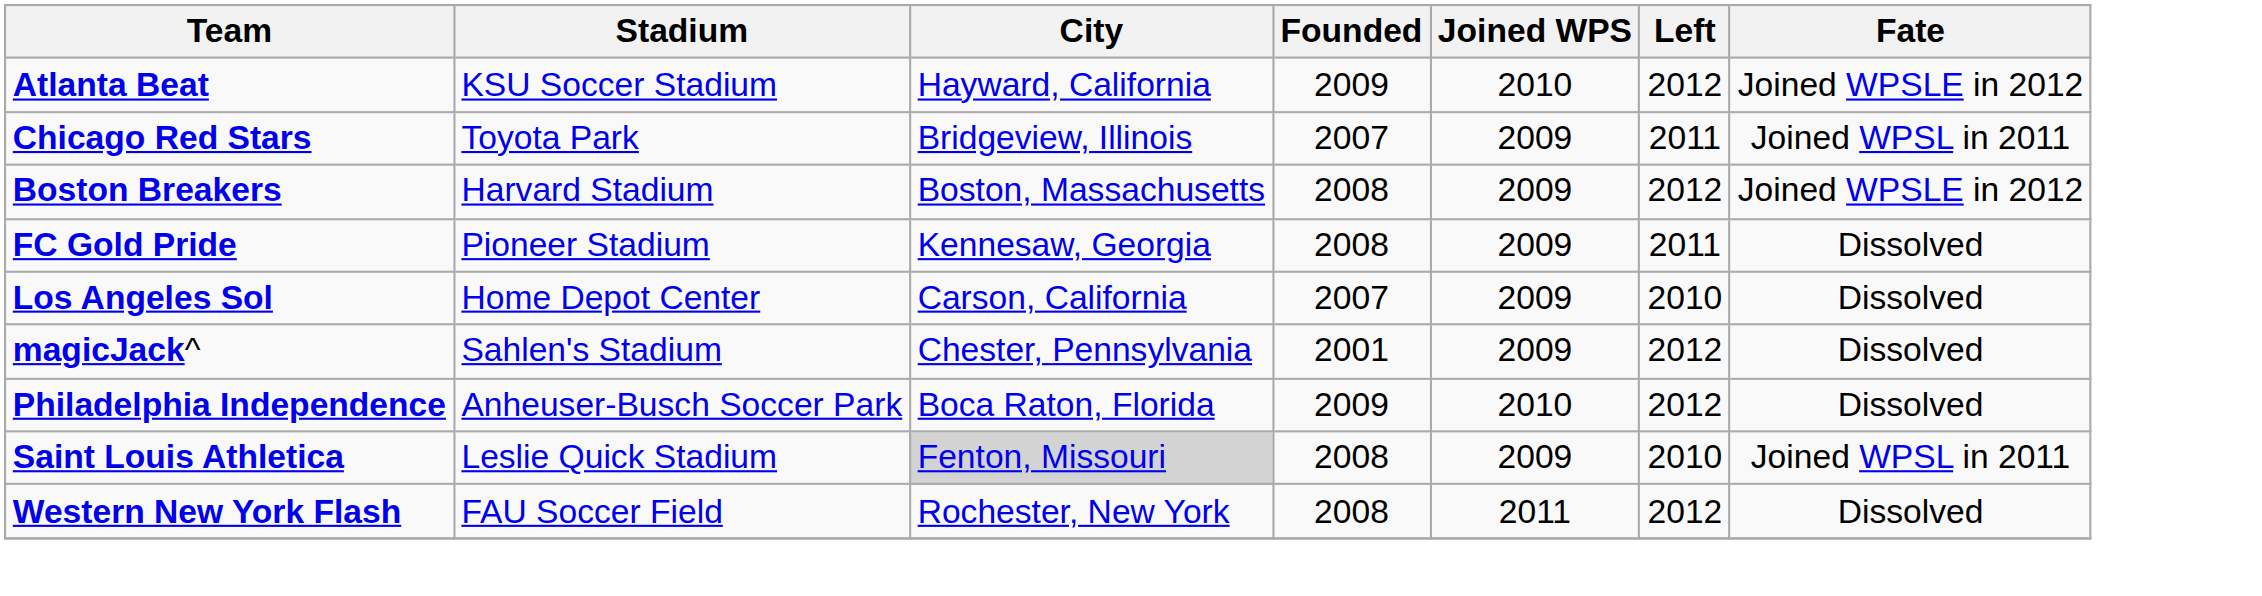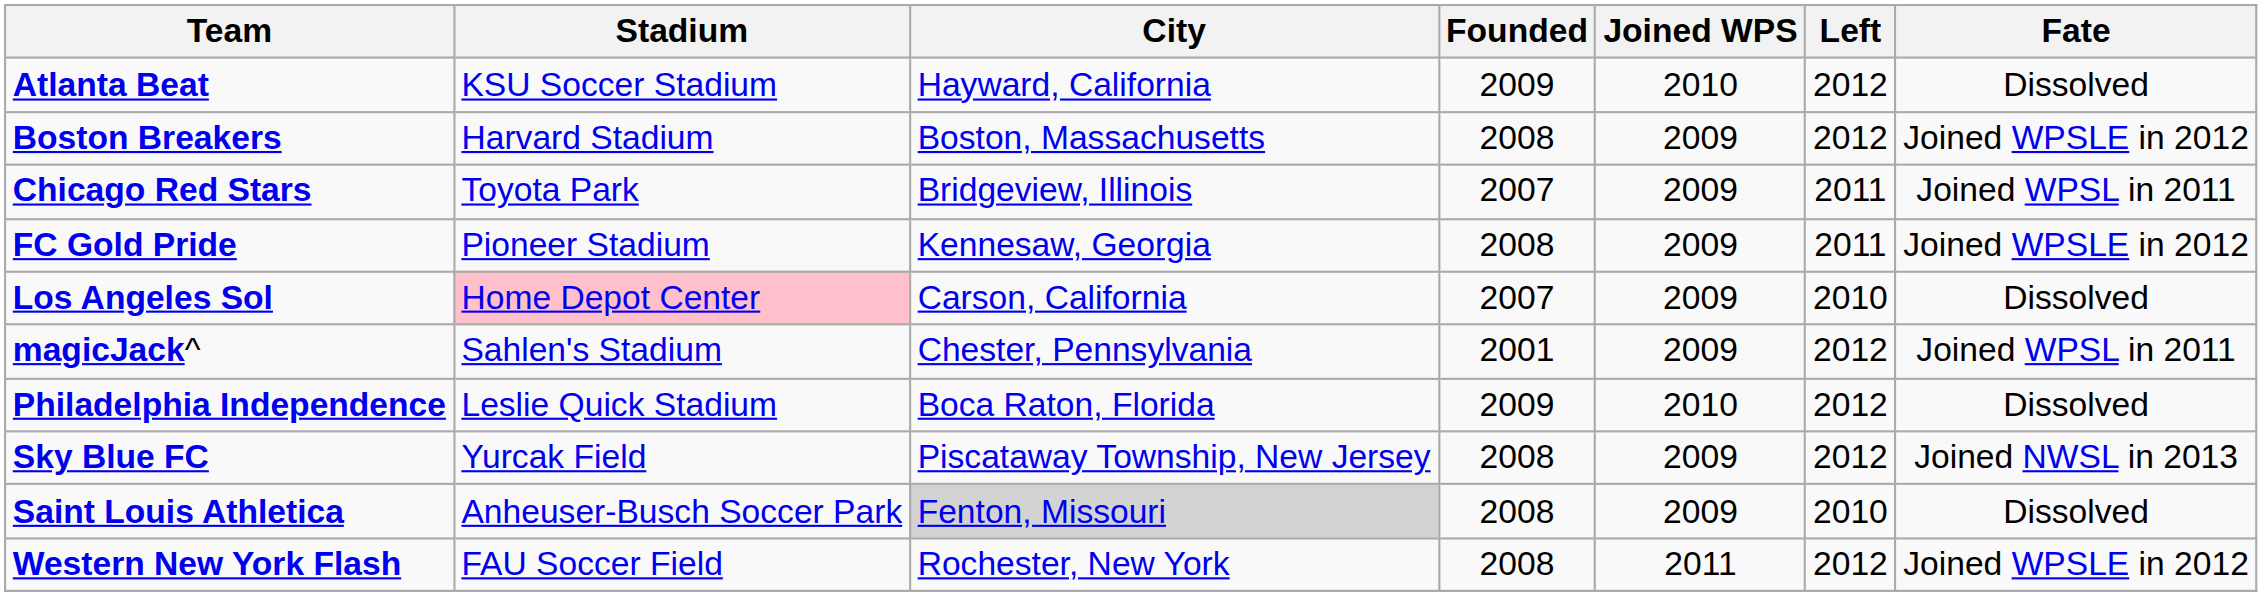(1911, 84) Joined WPSLE in 2012 -> (2076, 84) Dissolved
rows swapped: (147, 191) <-> (162, 137)
(1911, 244) Dissolved -> (2076, 244) Joined WPSLE in 2012
(611, 297) no background -> (611, 297) pink background
(1911, 350) Dissolved -> (2076, 350) Joined WPSL in 2011
(682, 404) Anheuser-Busch Soccer Park -> (619, 404) Leslie Quick Stadium
+ row: (111, 457)
(619, 457) Leslie Quick Stadium -> (682, 510) Anheuser-Busch Soccer Park
(1911, 457) Joined WPSL in 2011 -> (2076, 510) Dissolved
(1911, 510) Dissolved -> (2076, 564) Joined WPSLE in 2012
